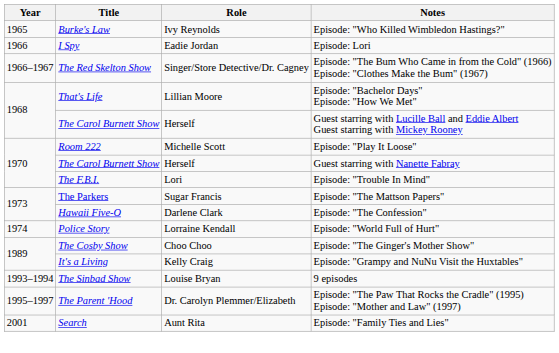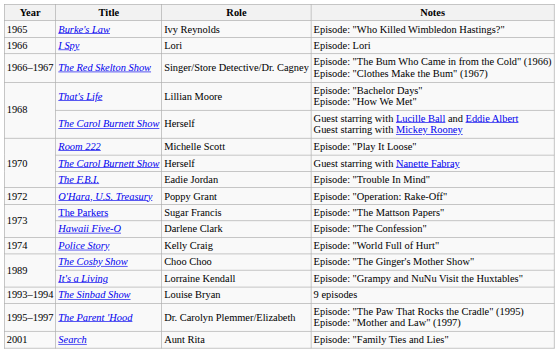(191, 45) Eadie Jordan -> (173, 45) Lori
(173, 179) Lori -> (191, 179) Eadie Jordan
+ row: (380, 196)
(200, 229) Lorraine Kendall -> (189, 245) Kelly Craig
(189, 262) Kelly Craig -> (200, 278) Lorraine Kendall
